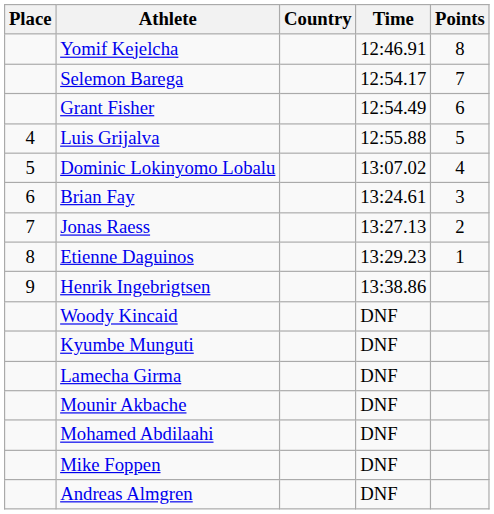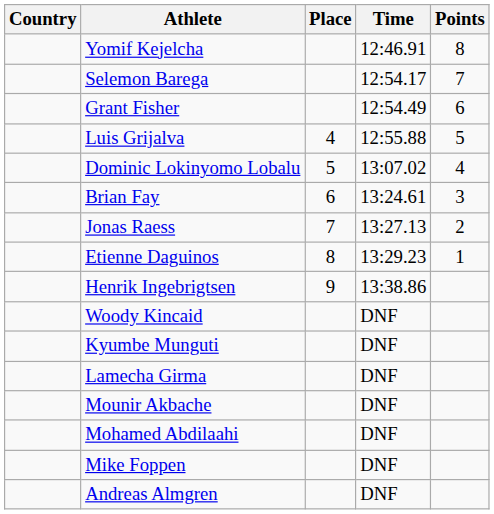columns swapped: (30, 19) <-> (318, 19)
